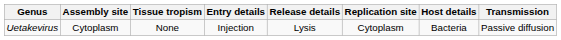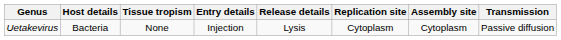columns swapped: (449, 12) <-> (95, 12)
